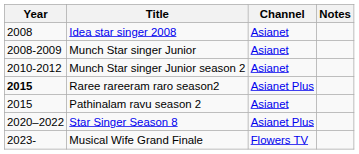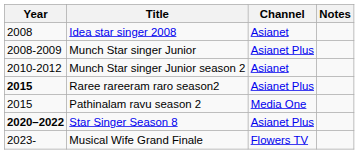(270, 50) Asianet -> (282, 50) Asianet Plus
(270, 104) Asianet -> (279, 104) Media One
(36, 122) normal -> (36, 122) bold
